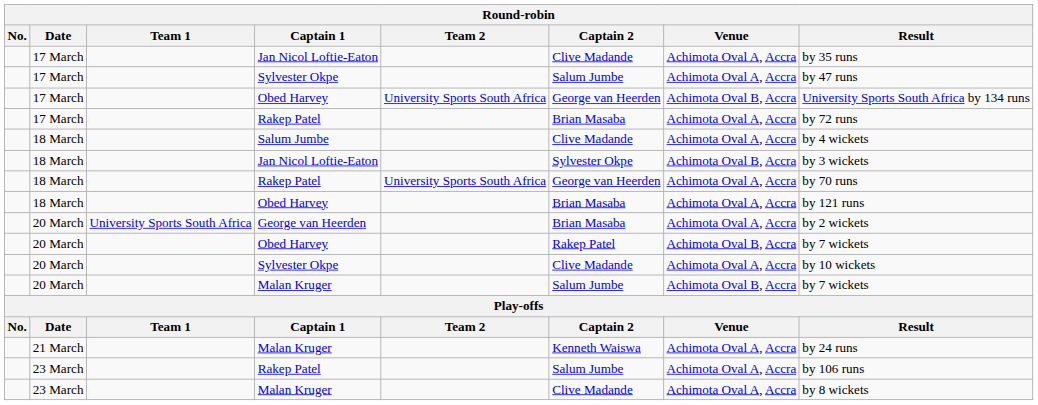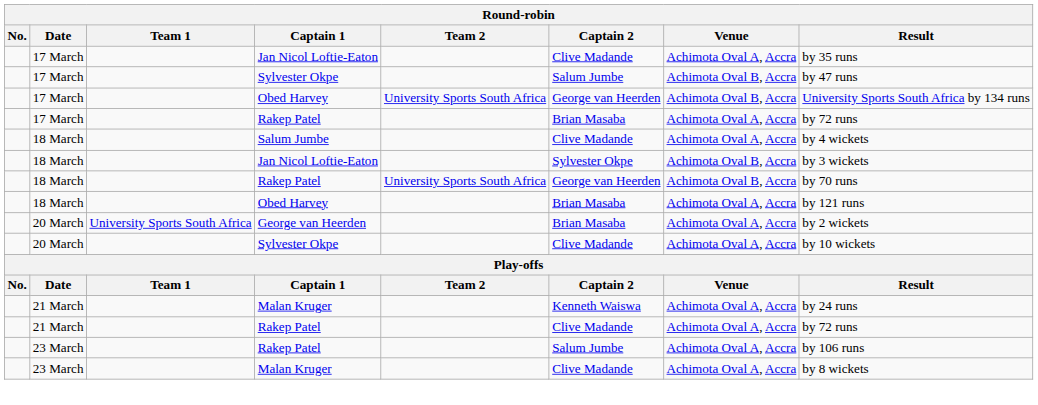(731, 77) Achimota Oval A, Accra -> (731, 77) Achimota Oval B, Accra
(731, 181) Achimota Oval A, Accra -> (731, 181) Achimota Oval B, Accra
- row: (58, 243)
- row: (58, 285)
+ row: (58, 327)
